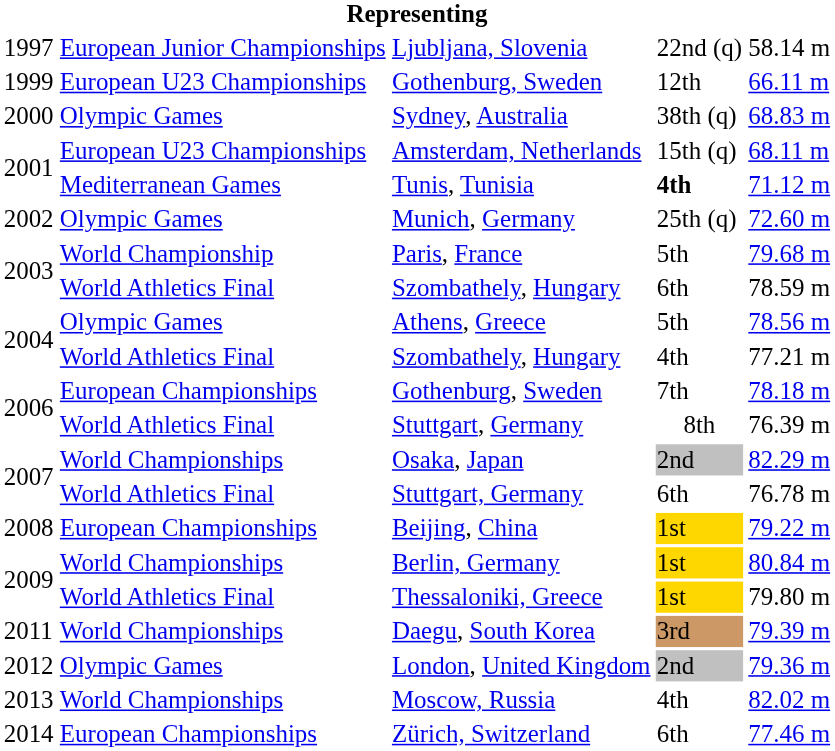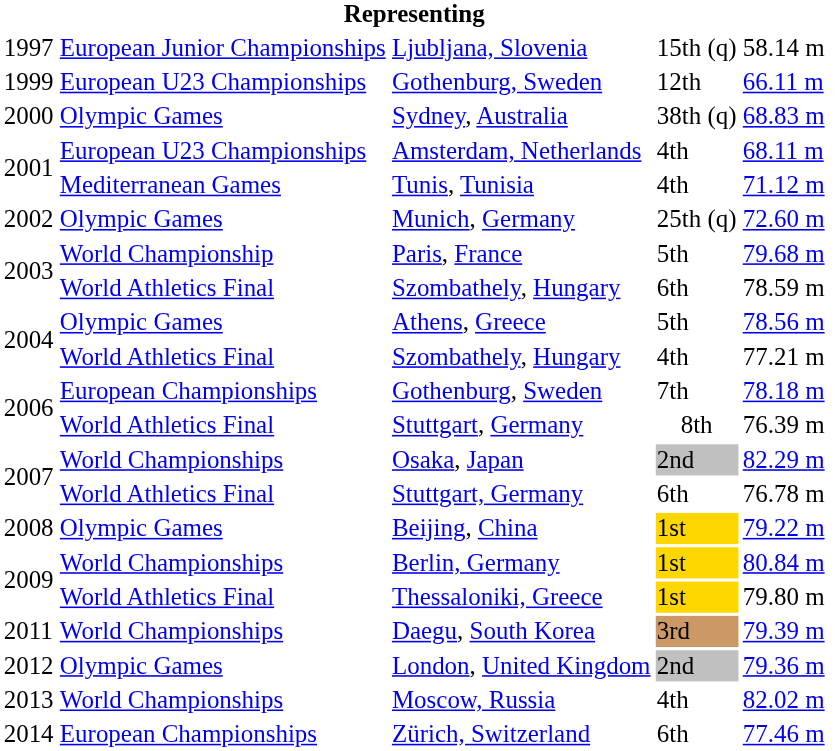(699, 47) 22nd (q) -> (697, 47) 15th (q)
(697, 150) 15th (q) -> (673, 150) 4th
(674, 185) bold -> (673, 185) normal
(188, 528) European Championships -> (141, 528) Olympic Games
